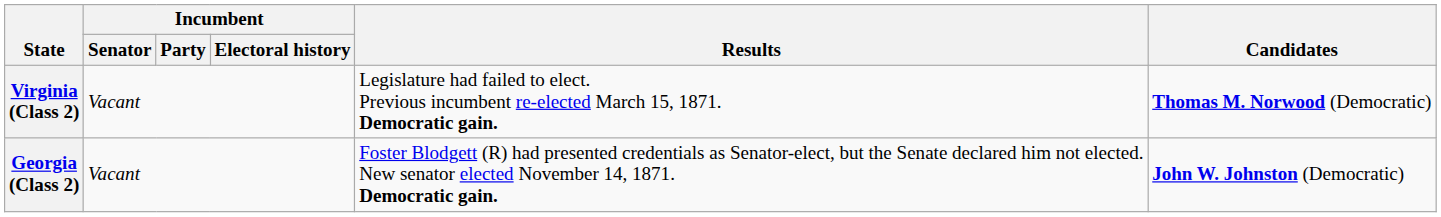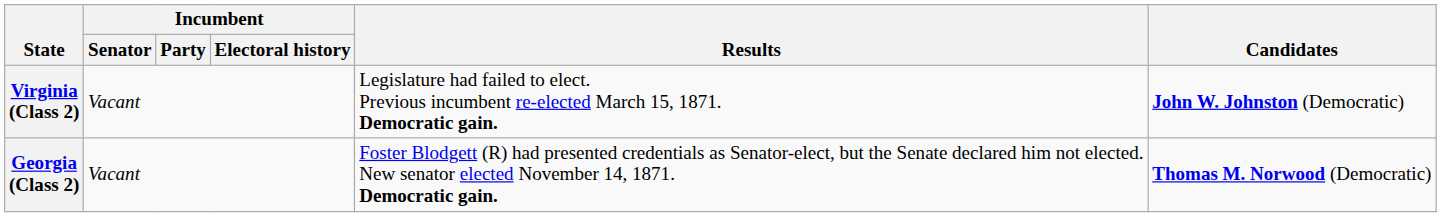(1292, 101) Thomas M. Norwood (Democratic) -> (1278, 101) John W. Johnston (Democratic)
(1278, 174) John W. Johnston (Democratic) -> (1292, 174) Thomas M. Norwood (Democratic)
